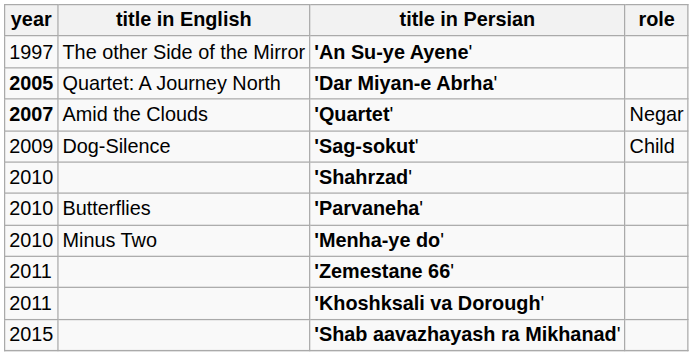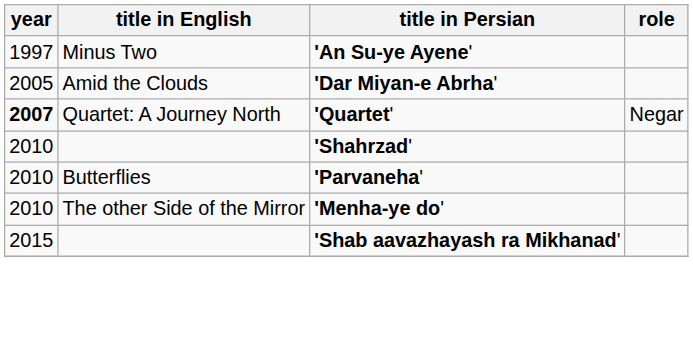(184, 51) The other Side of the Mirror -> (110, 51) Minus Two
(31, 83) bold -> (31, 83) normal
(172, 83) Quartet: A Journey North -> (135, 83) Amid the Clouds
(135, 114) Amid the Clouds -> (172, 114) Quartet: A Journey North
- row: (366, 146)
(110, 240) Minus Two -> (184, 209) The other Side of the Mirror
- row: (384, 271)
- row: (429, 303)
